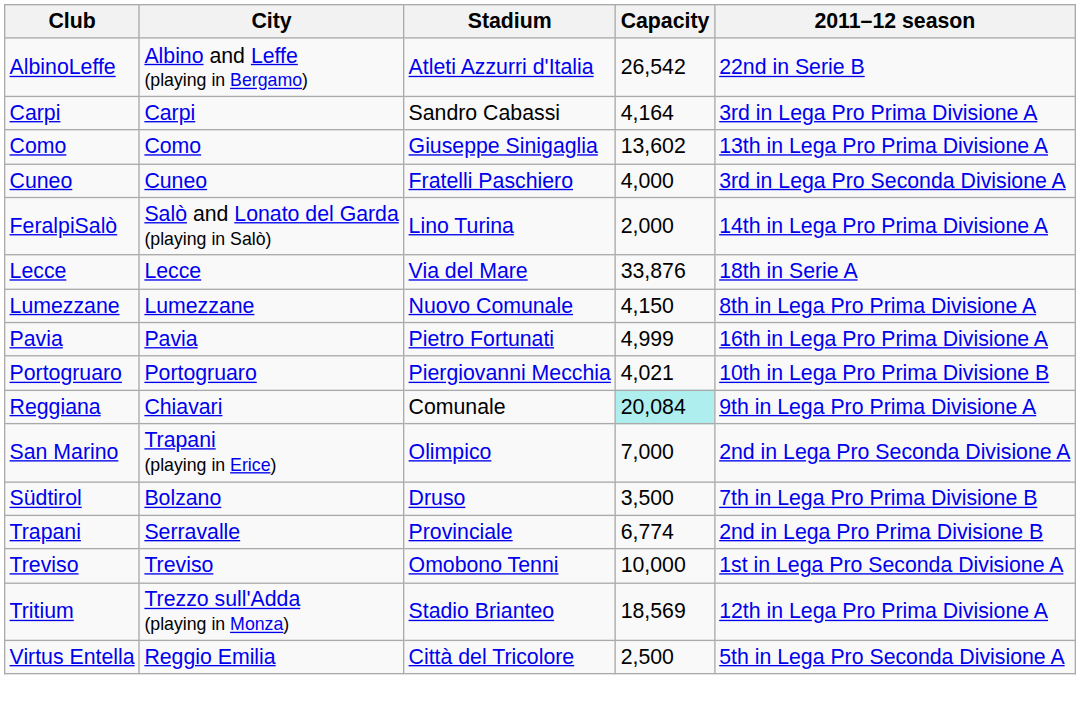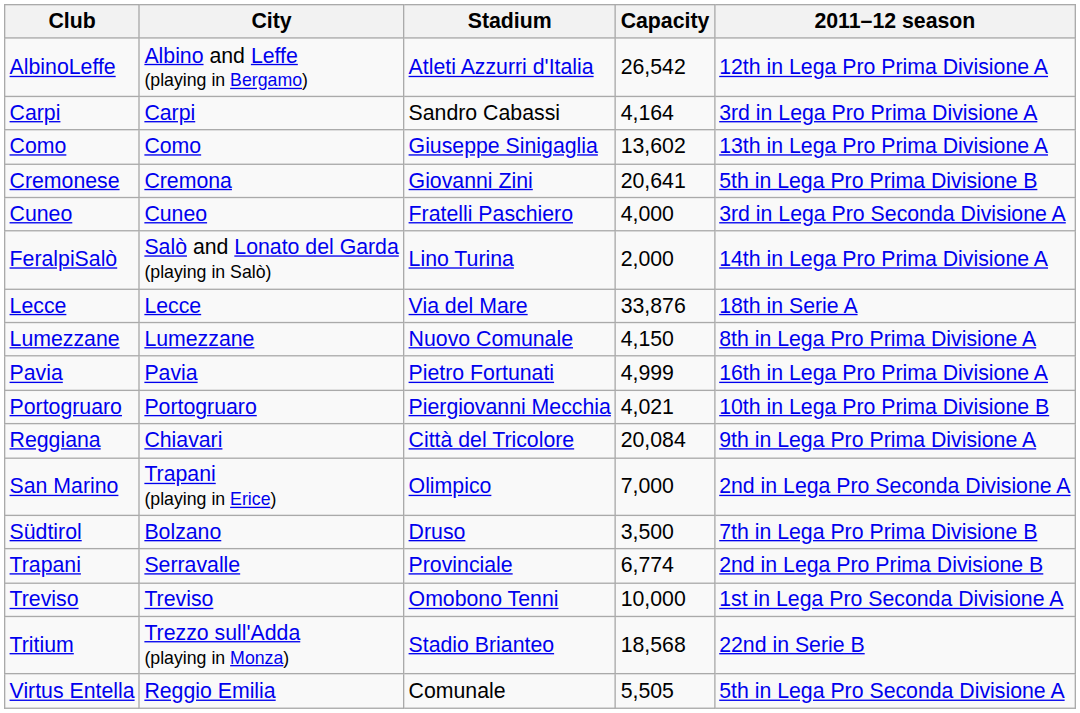(792, 67) 22nd in Serie B -> (884, 67) 12th in Lega Pro Prima Divisione A
+ row: (65, 180)
(457, 406) Comunale -> (491, 440) Città del Tricolore
(653, 406) paleturquoise background -> (653, 440) no background
(653, 611) 18,569 -> (653, 645) 18,568
(884, 611) 12th in Lega Pro Prima Divisione A -> (792, 645) 22nd in Serie B
(491, 657) Città del Tricolore -> (457, 690) Comunale
(647, 657) 2,500 -> (647, 690) 5,505
